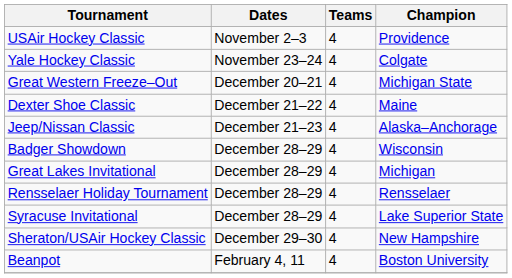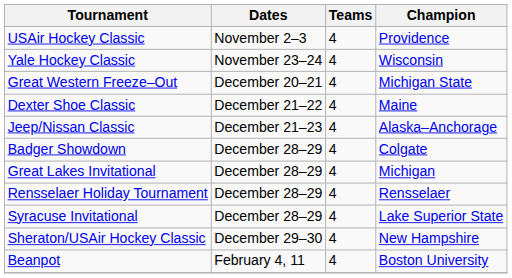(403, 60) Colgate -> (411, 60) Wisconsin
(411, 149) Wisconsin -> (403, 149) Colgate
